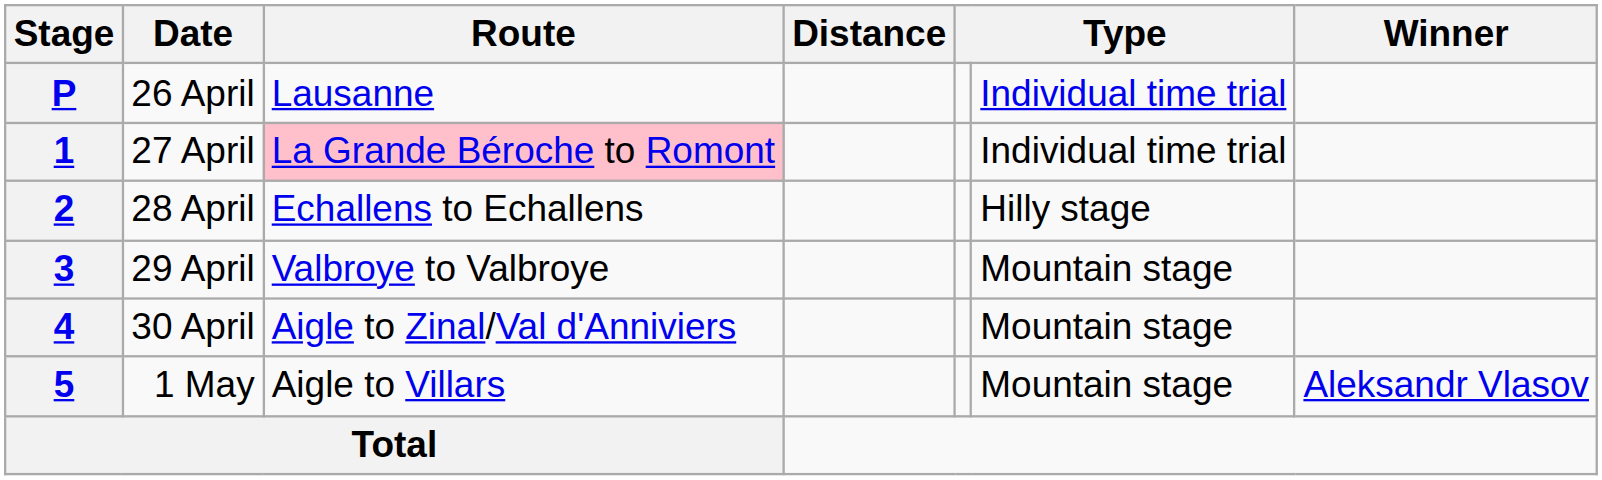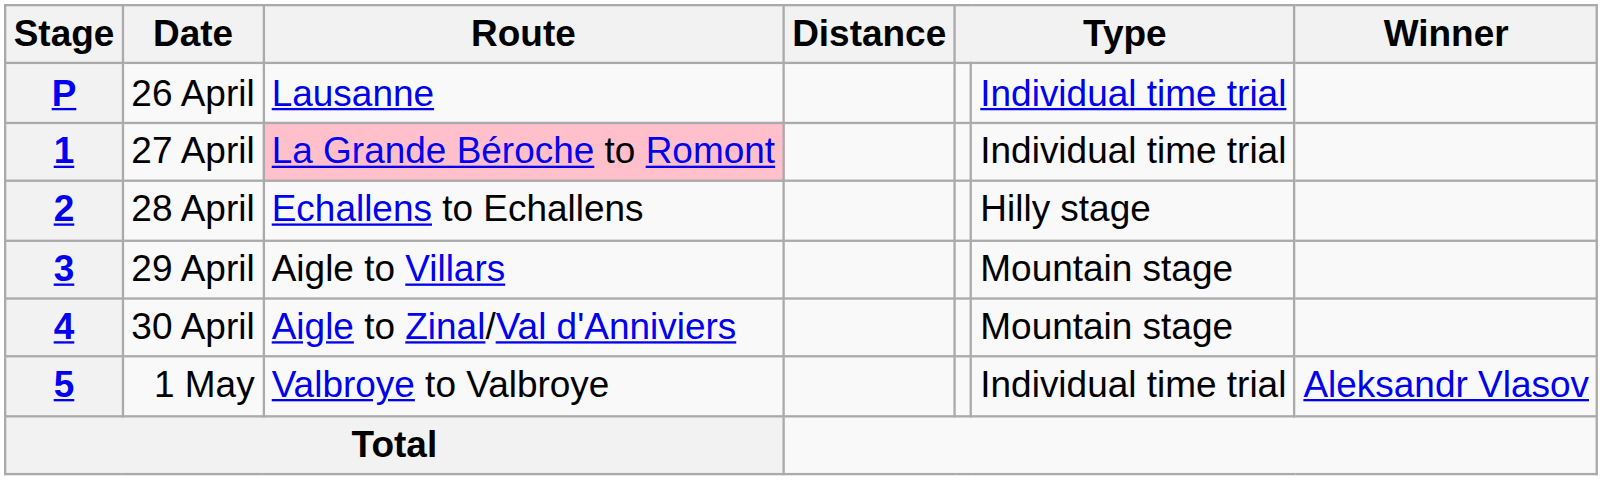(441, 268) Valbroye to Valbroye -> (388, 268) Aigle to Villars
(388, 385) Aigle to Villars -> (441, 385) Valbroye to Valbroye
(1107, 385) Mountain stage -> (1133, 385) Individual time trial
